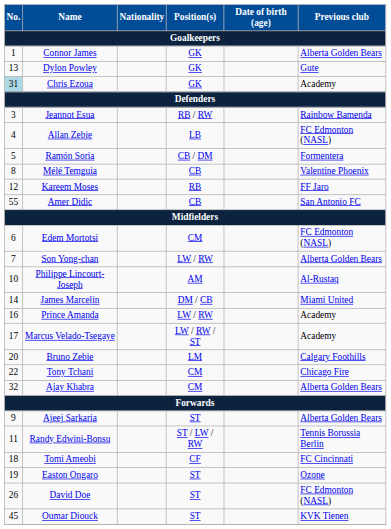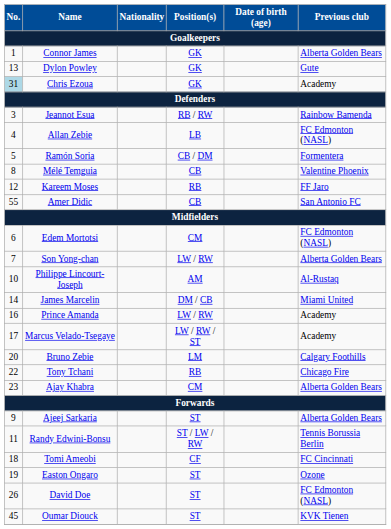(195, 372) CM -> (195, 372) RB
(13, 387) 32 -> (13, 387) 23
